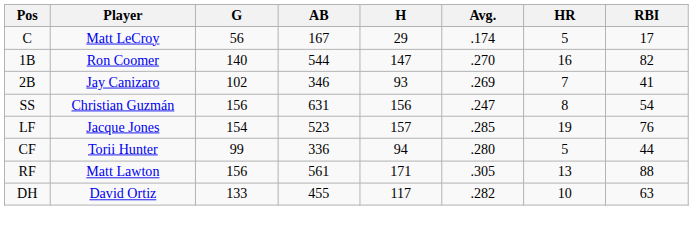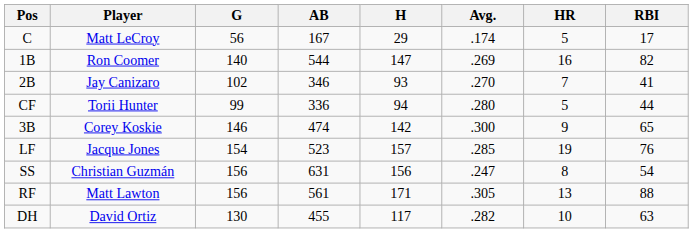(483, 60) .270 -> (483, 60) .269
(483, 82) .269 -> (483, 82) .270
rows swapped: (27, 104) <-> (27, 149)
+ row: (27, 127)
(237, 194) 133 -> (237, 216) 130
